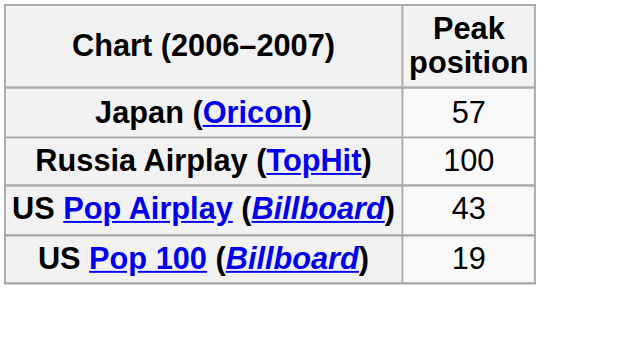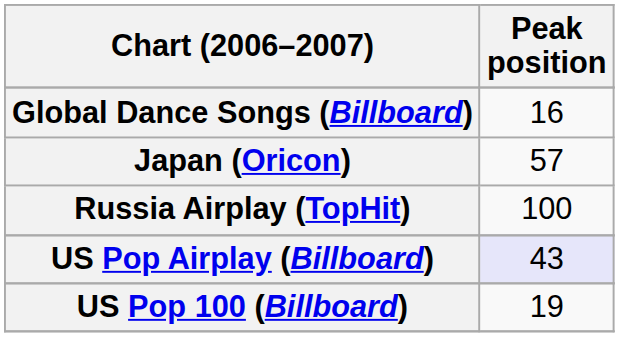+ row: (242, 112)
(469, 209) no background -> (547, 258) lavender background
